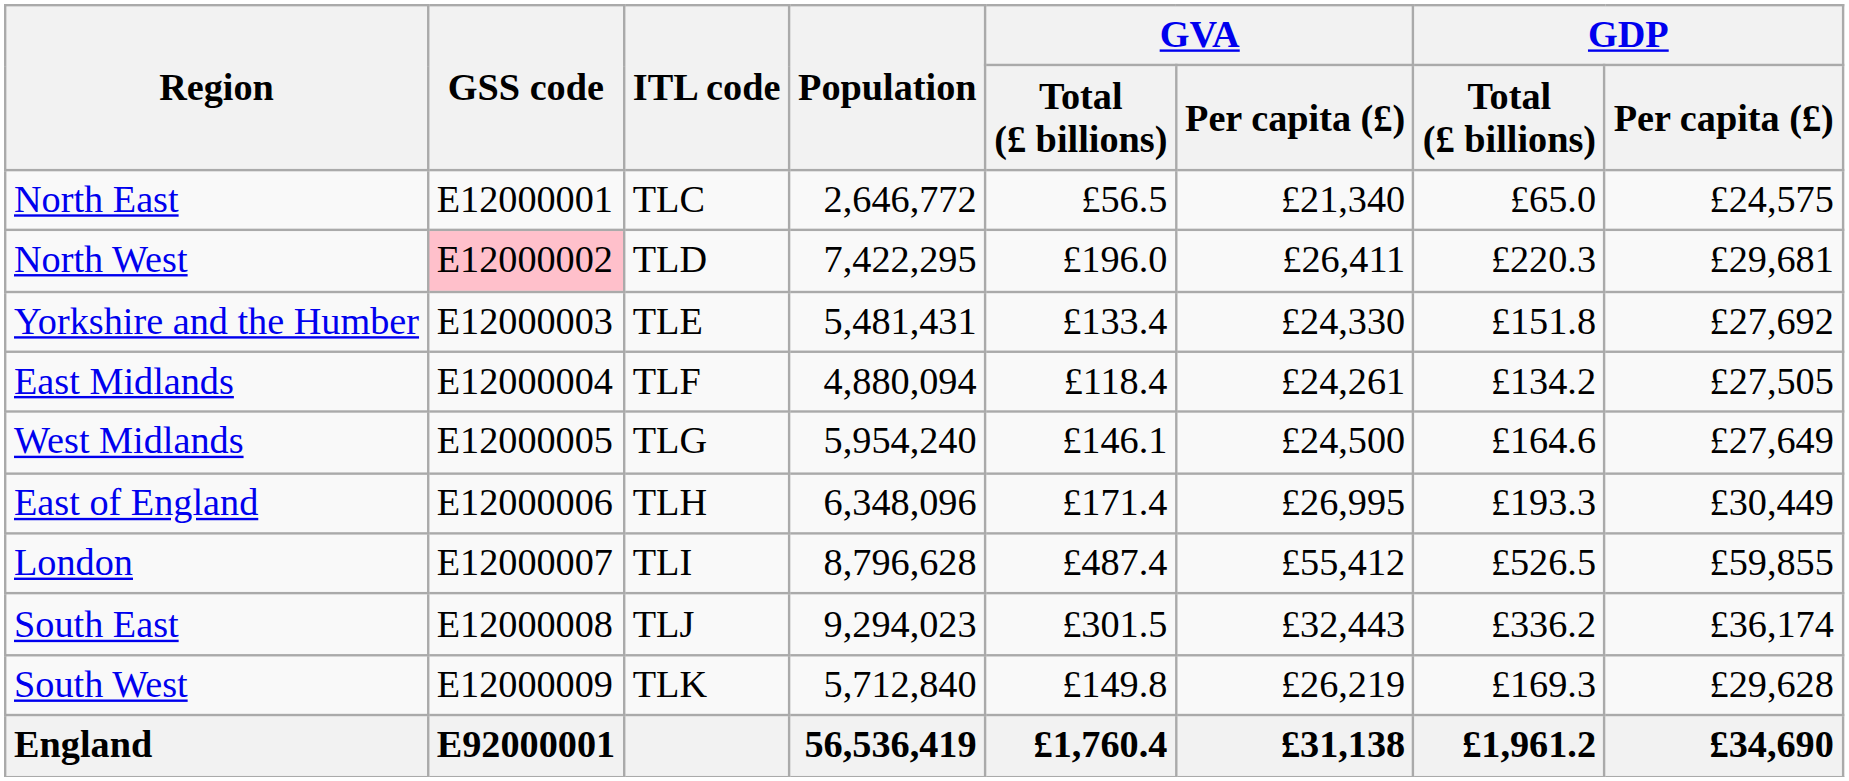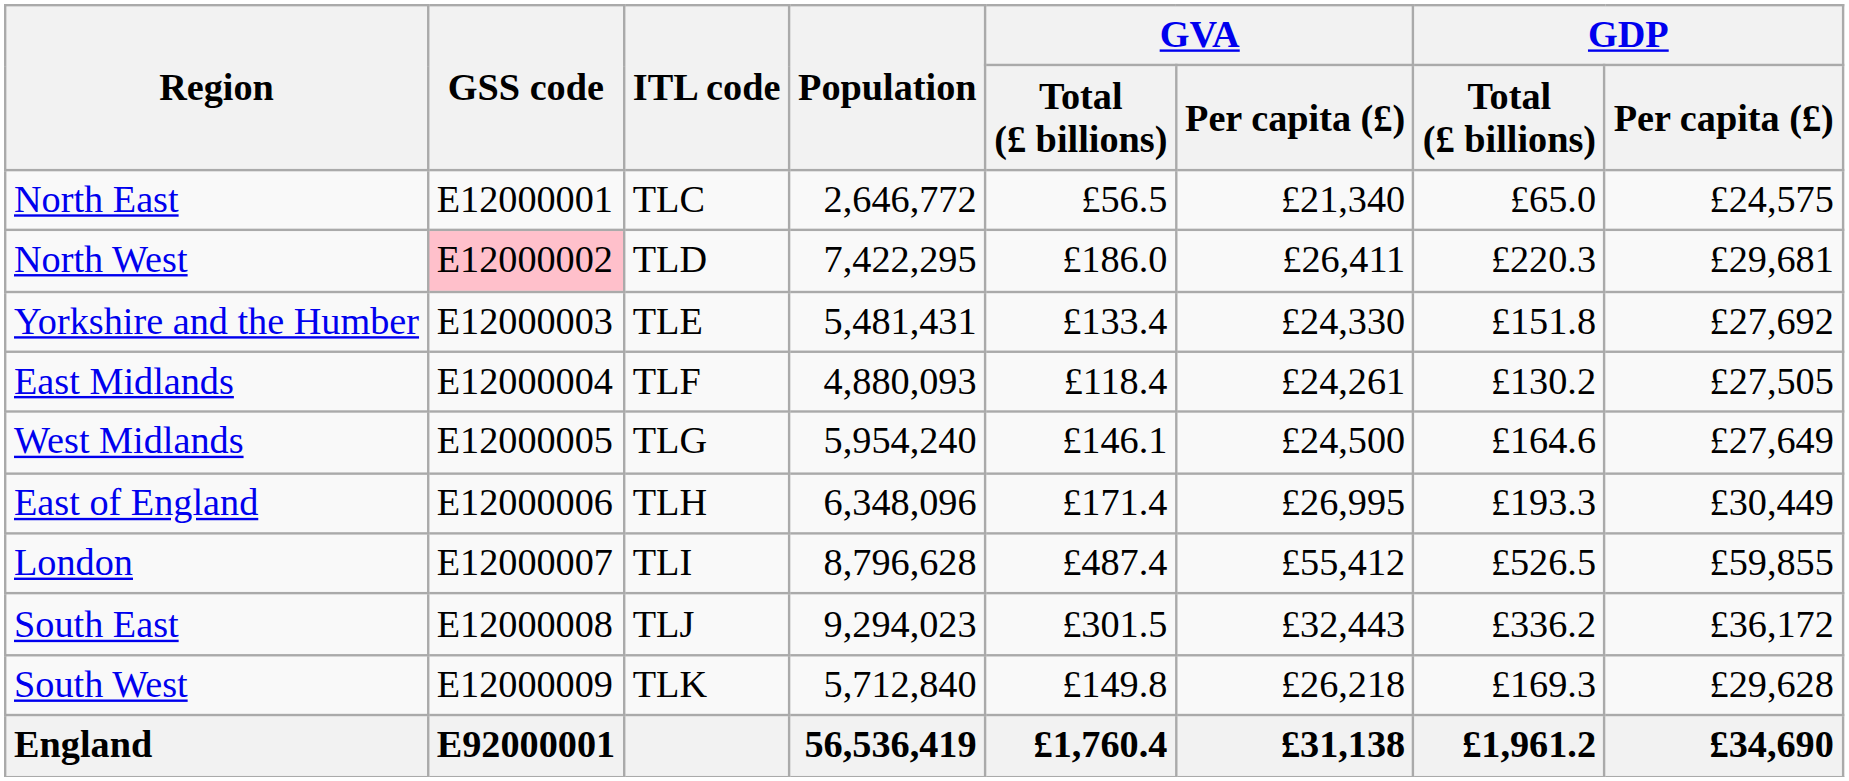(1115, 259) £196.0 -> (1115, 259) £186.0
(900, 381) 4,880,094 -> (900, 381) 4,880,093
(1543, 381) £134.2 -> (1543, 381) £130.2
(1772, 623) £36,174 -> (1772, 623) £36,172
(1343, 684) £26,219 -> (1343, 684) £26,218
